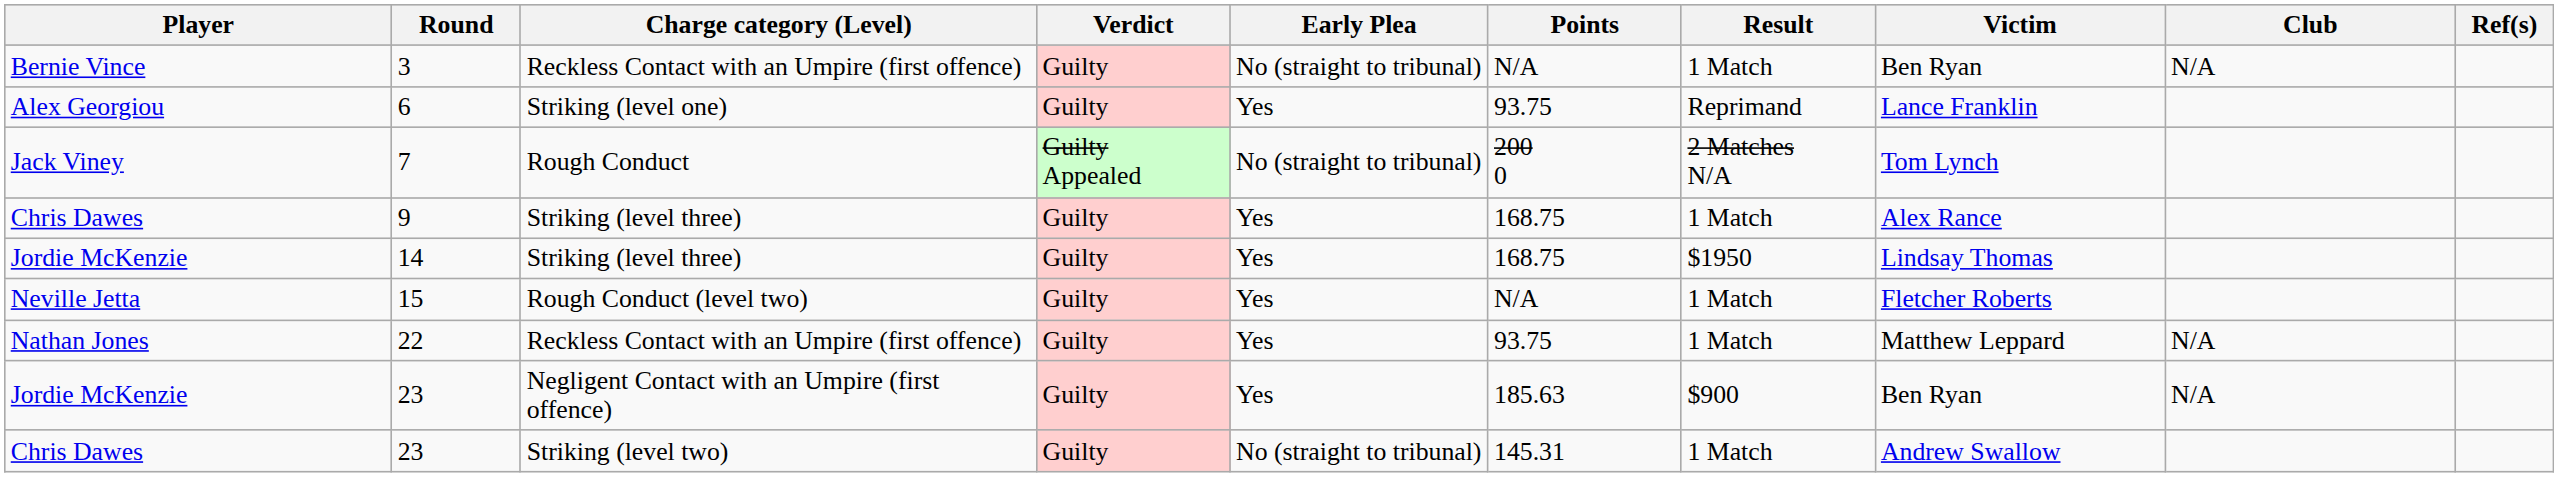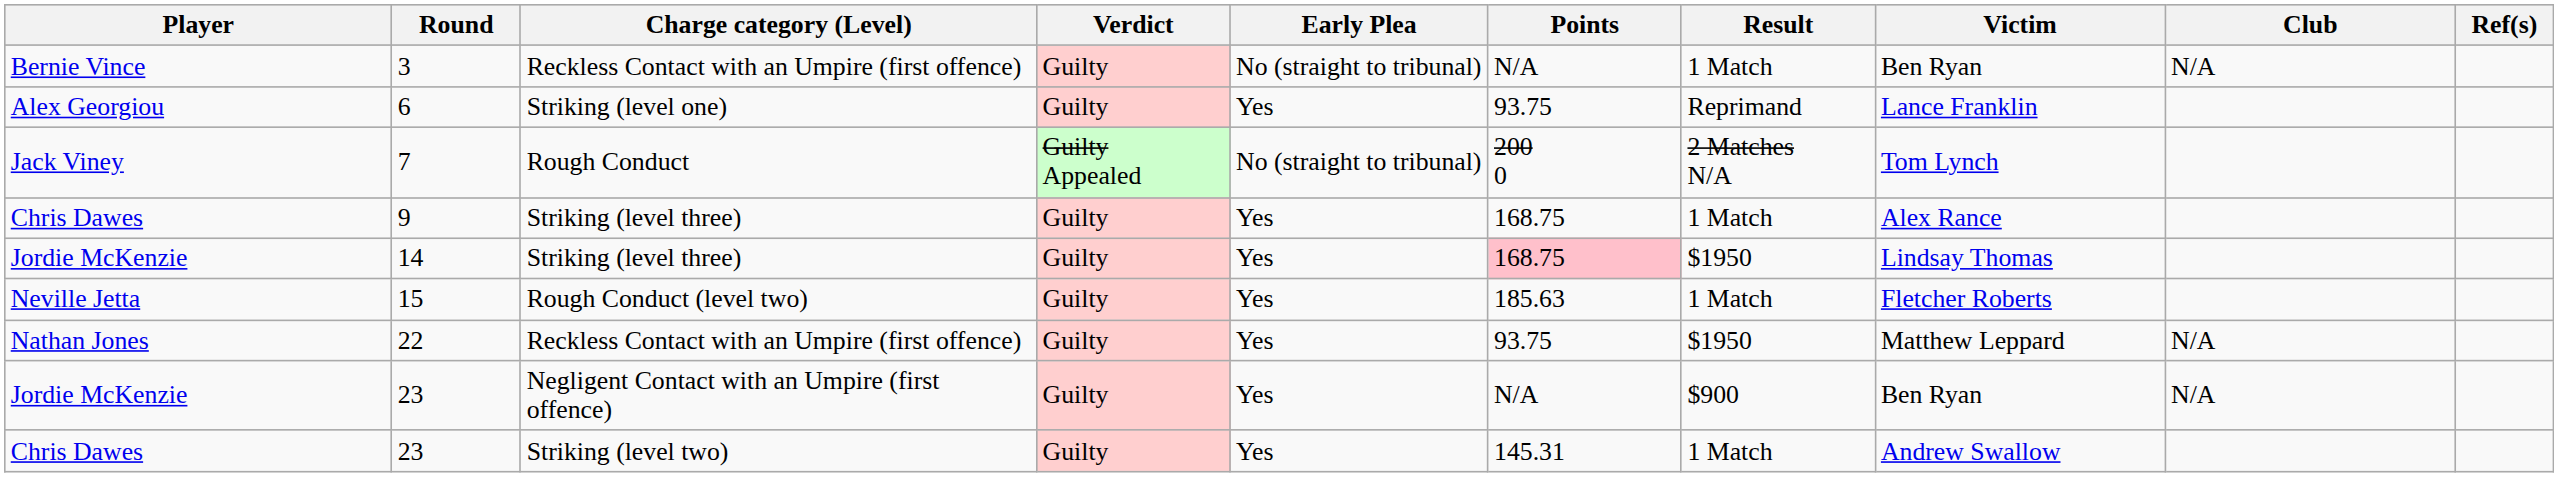(1529, 258) no background -> (1529, 258) pink background
(1516, 299) N/A -> (1529, 299) 185.63
(1730, 339) 1 Match -> (1720, 339) $1950
(1529, 395) 185.63 -> (1516, 395) N/A
(1359, 450) No (straight to tribunal) -> (1255, 450) Yes
